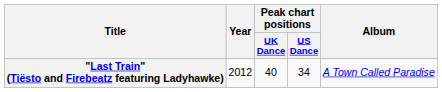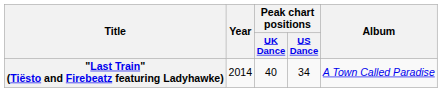(240, 73) 2012 -> (240, 73) 2014
